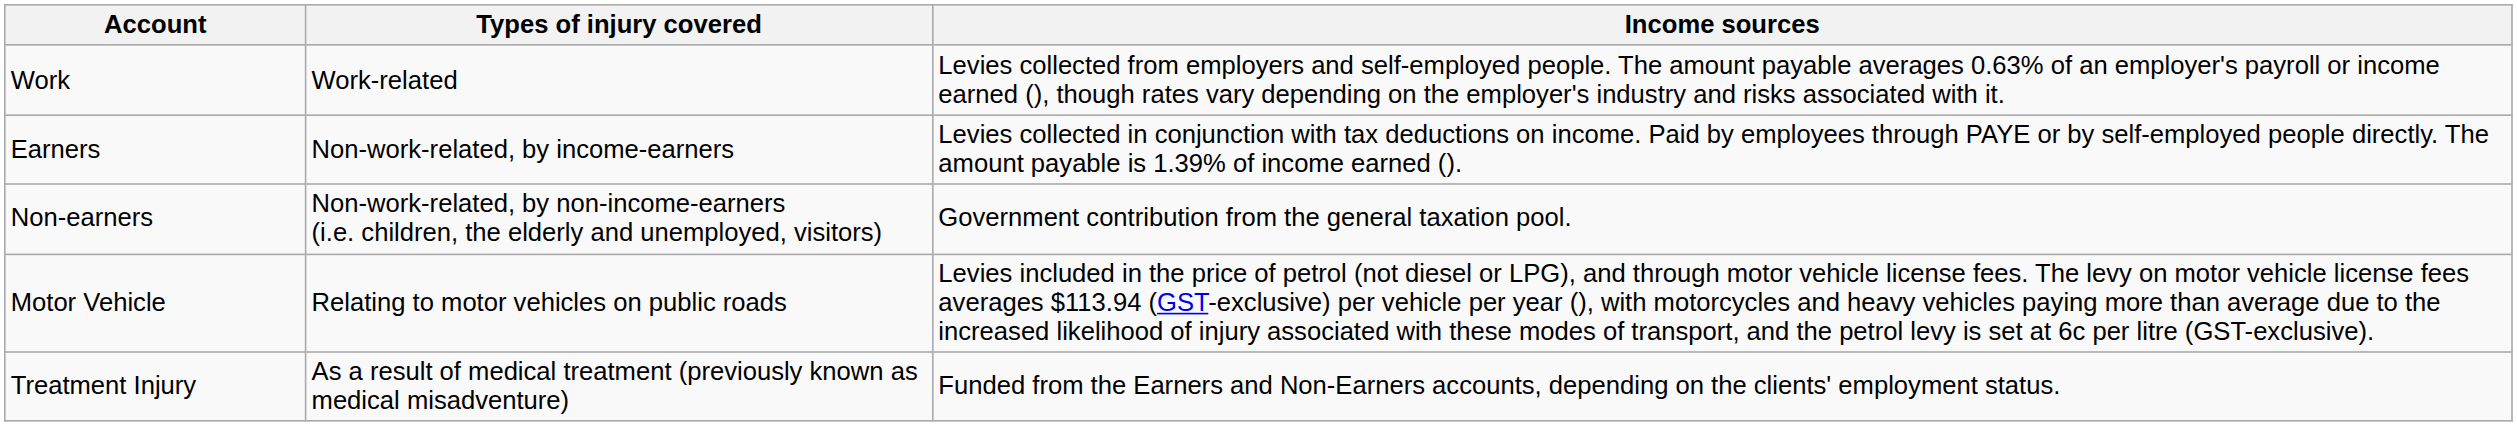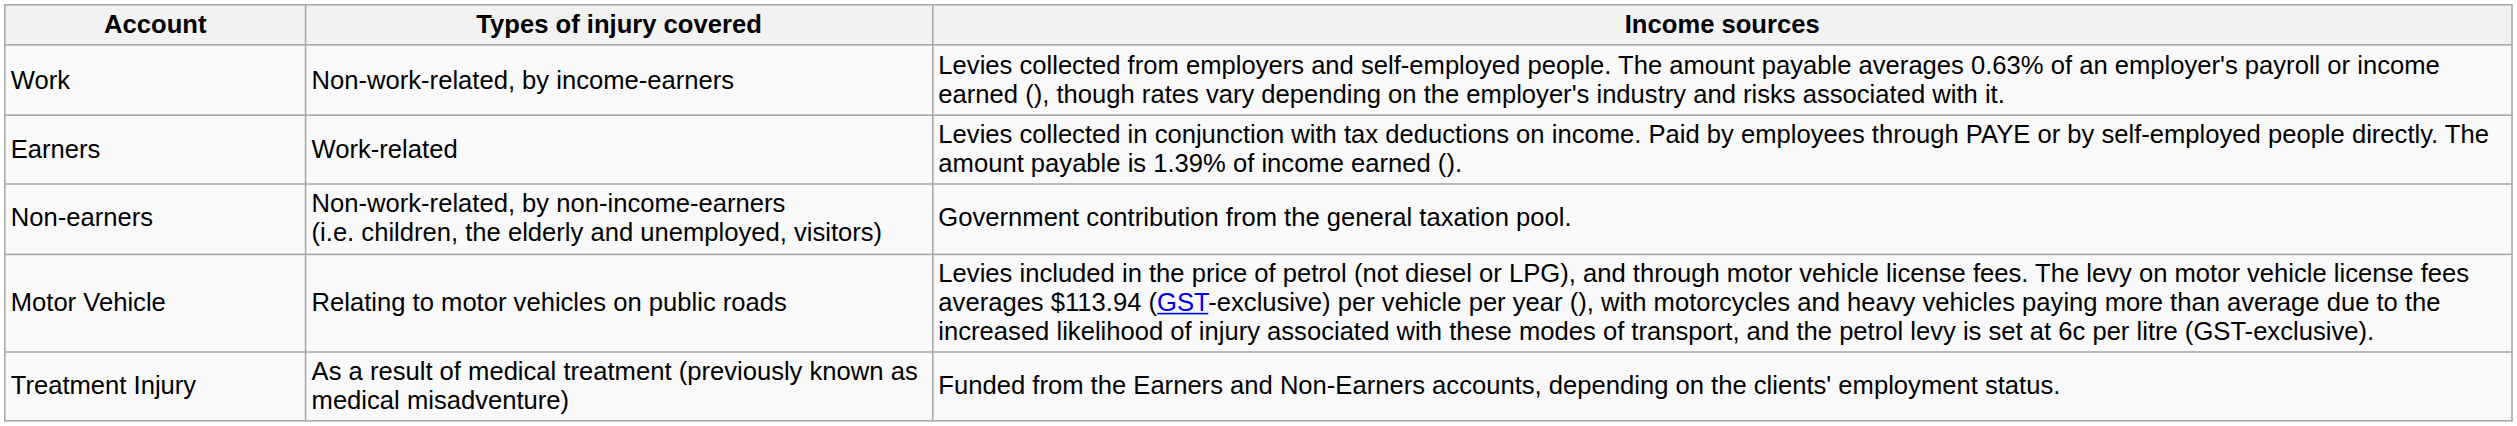(385, 79) Work-related -> (523, 79) Non-work-related, by income-earners
(523, 149) Non-work-related, by income-earners -> (385, 149) Work-related
